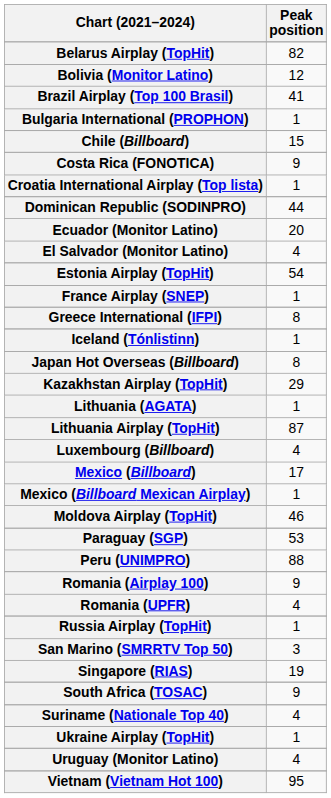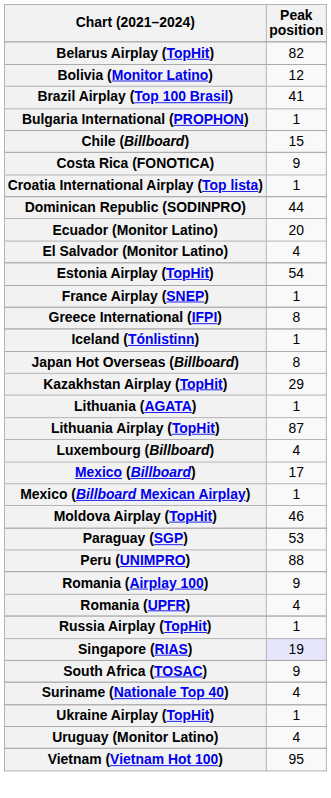- row: (135, 649)
(296, 671) no background -> (296, 649) lavender background
